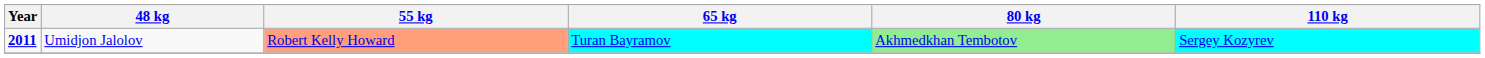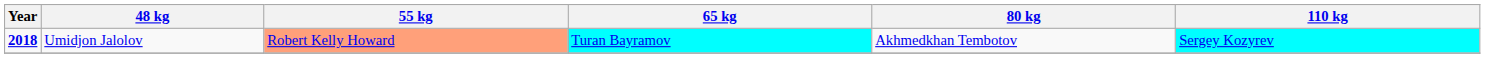(22, 40) 2011 -> (23, 40) 2018
(946, 40) lightgreen background -> (946, 40) no background
